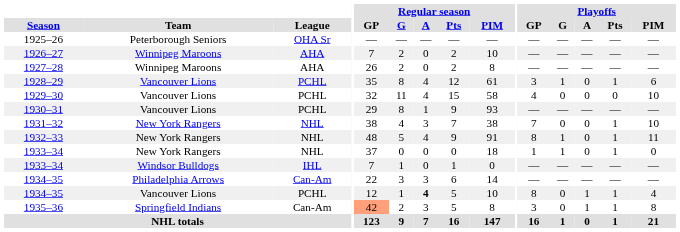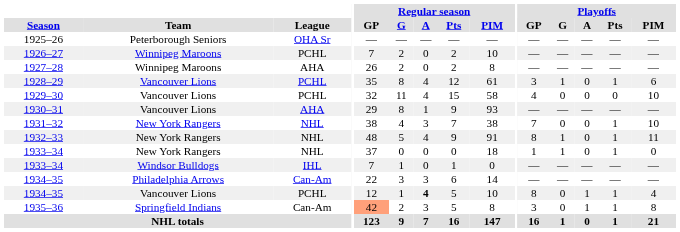(312, 53) AHA -> (312, 53) PCHL
(312, 109) PCHL -> (312, 109) AHA
